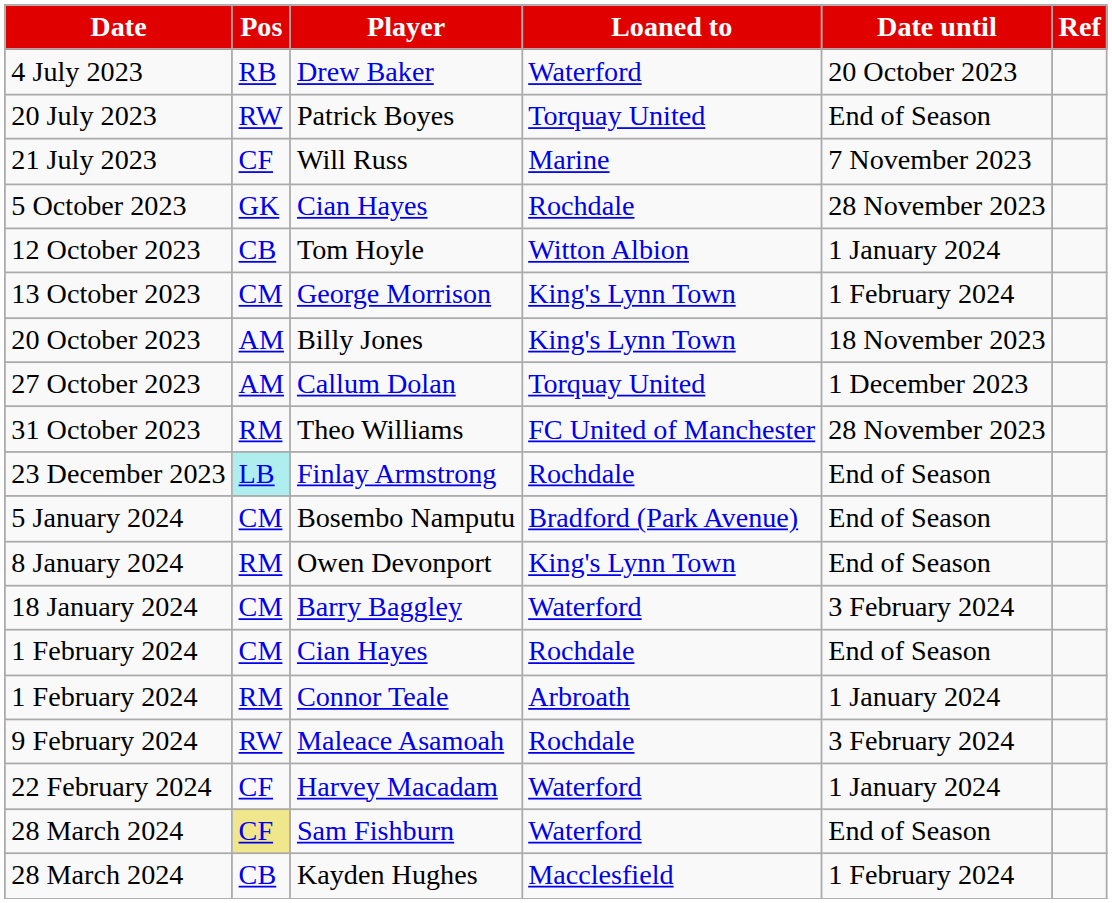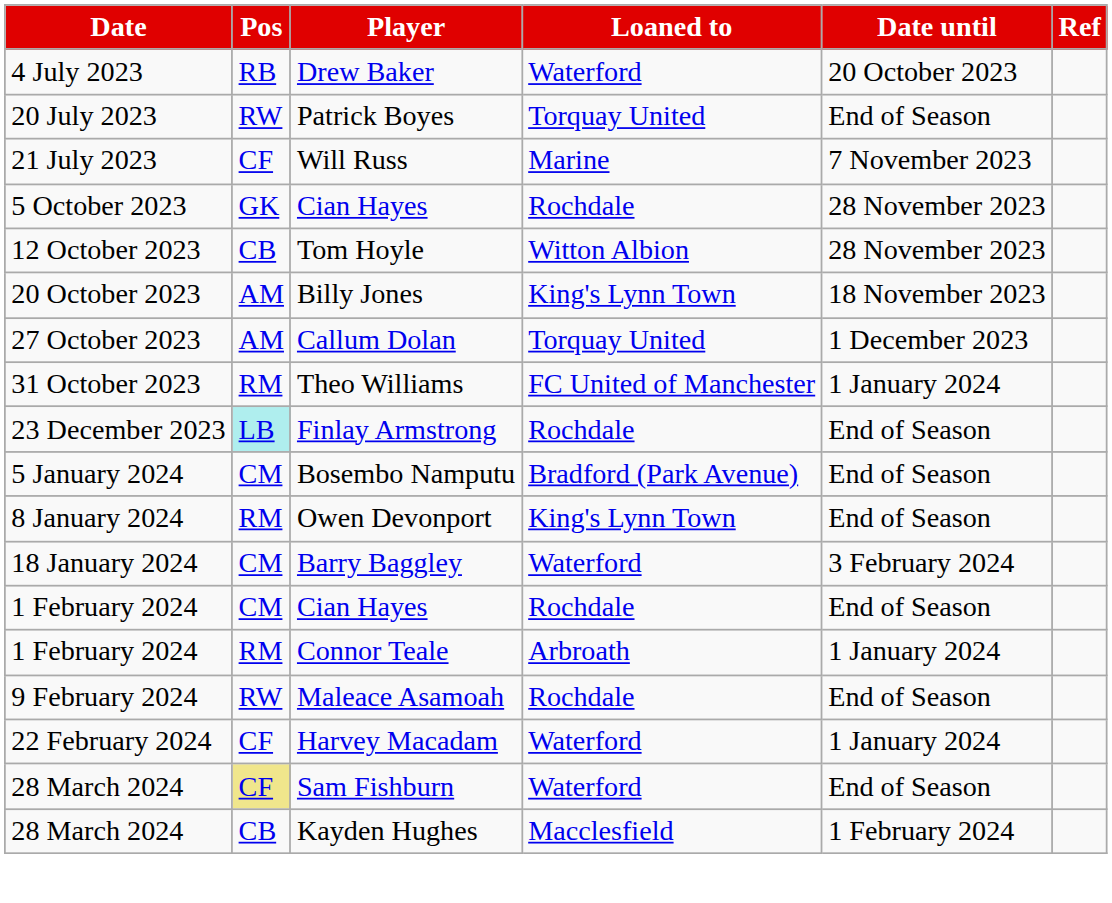(914, 250) 1 January 2024 -> (937, 250) 28 November 2023
- row: (106, 294)
(937, 428) 28 November 2023 -> (914, 384) 1 January 2024
(921, 741) 3 February 2024 -> (910, 696) End of Season
